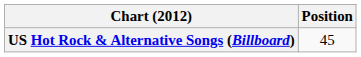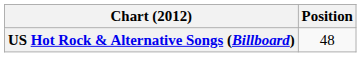(327, 39) 45 -> (327, 39) 48
